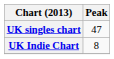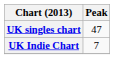(96, 45) 8 -> (96, 45) 7
